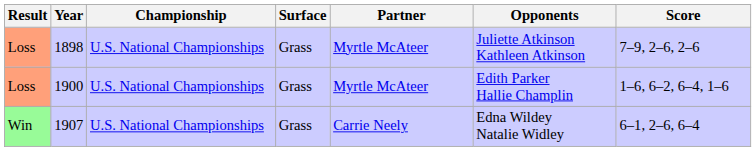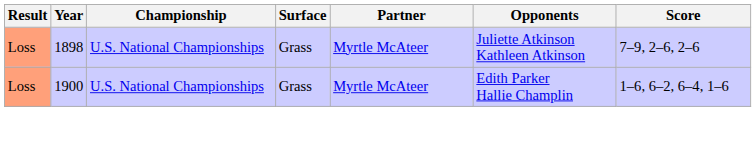- row: (69, 126)
